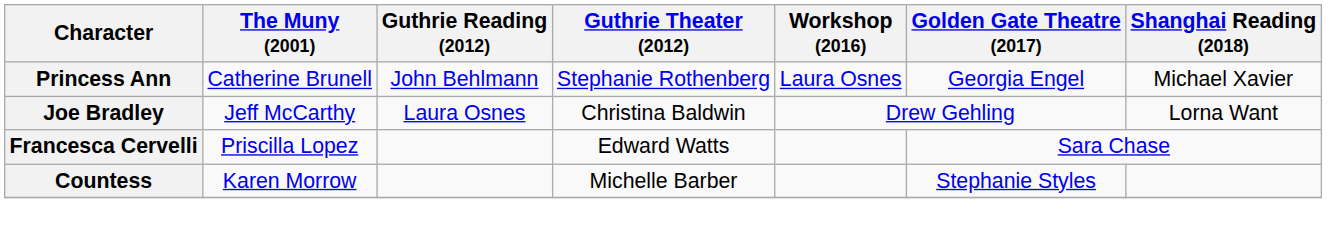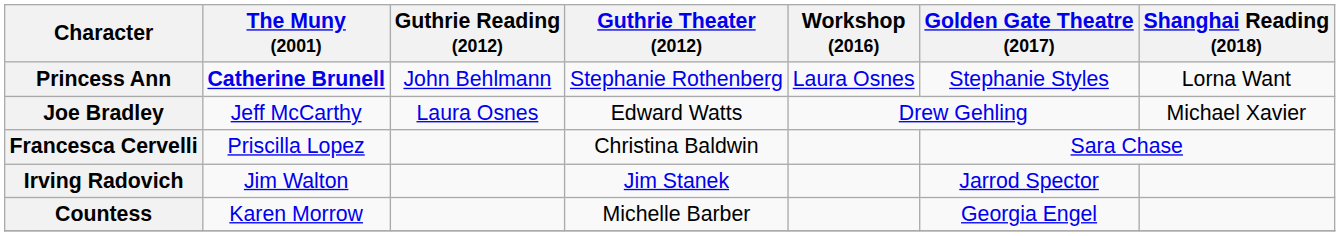(290, 79) normal -> (296, 79) bold
(1016, 79) Georgia Engel -> (1029, 79) Stephanie Styles
(1223, 79) Michael Xavier -> (1236, 79) Lorna Want
(664, 112) Christina Baldwin -> (676, 112) Edward Watts
(1223, 112) Lorna Want -> (1236, 112) Michael Xavier
(664, 146) Edward Watts -> (676, 146) Christina Baldwin
+ row: (104, 180)
(1016, 180) Stephanie Styles -> (1029, 214) Georgia Engel
